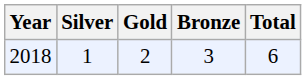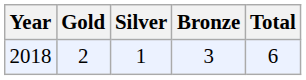columns swapped: (145, 22) <-> (87, 22)
